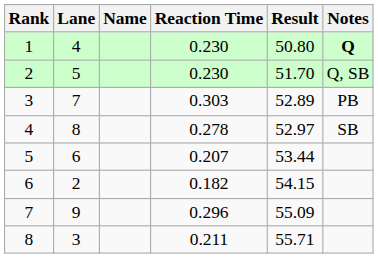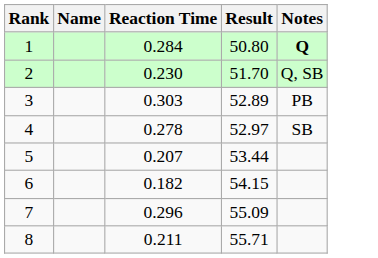- column: (76, 18)
(209, 45) 0.230 -> (163, 45) 0.284
